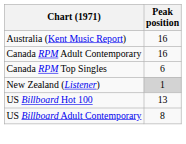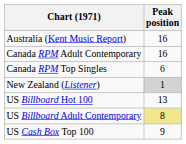(163, 116) no background -> (163, 116) khaki background
+ row: (50, 131)
